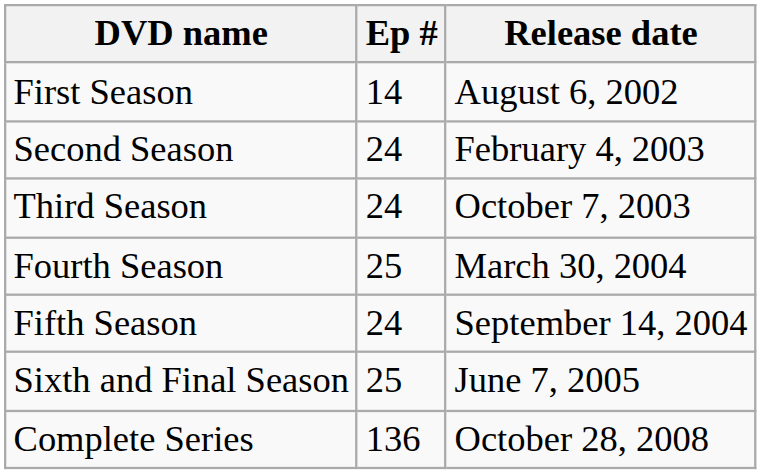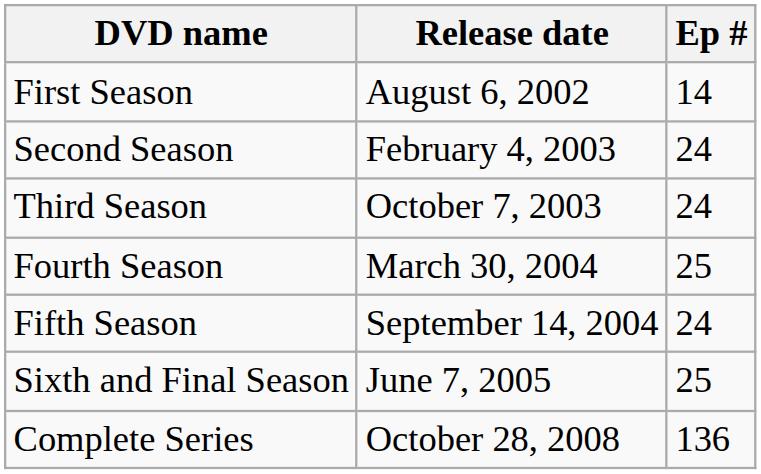columns swapped: (402, 33) <-> (601, 33)
